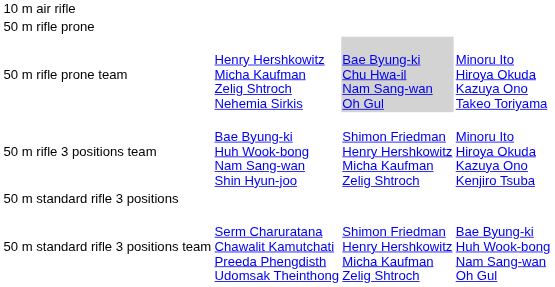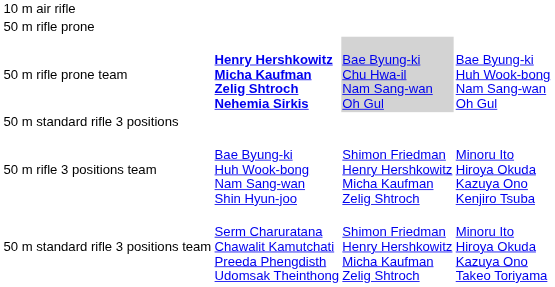(270, 81) normal -> (274, 81) bold
(502, 81) Minoru Ito Hiroya Okuda Kazuya Ono Takeo Toriyama -> (503, 81) Bae Byung-ki Huh Wook-bong Nam Sang-wan Oh Gul
rows swapped: (80, 151) <-> (91, 199)
(503, 254) Bae Byung-ki Huh Wook-bong Nam Sang-wan Oh Gul -> (502, 254) Minoru Ito Hiroya Okuda Kazuya Ono Takeo Toriyama
